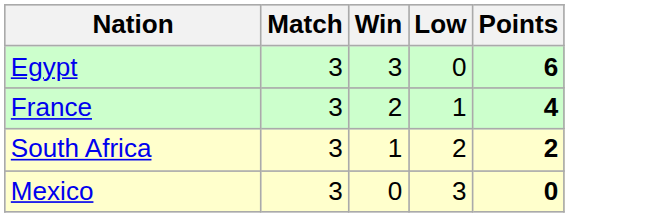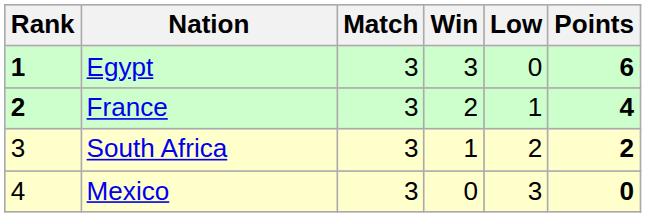+ column: (43, 25)
